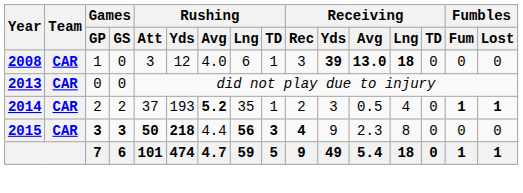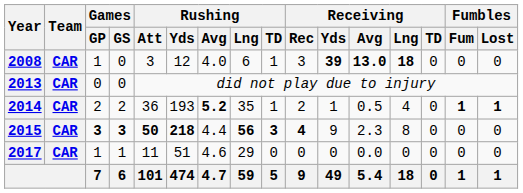(150, 108) 37 -> (150, 108) 36
(333, 108) 3 -> (333, 108) 1
+ row: (25, 153)
